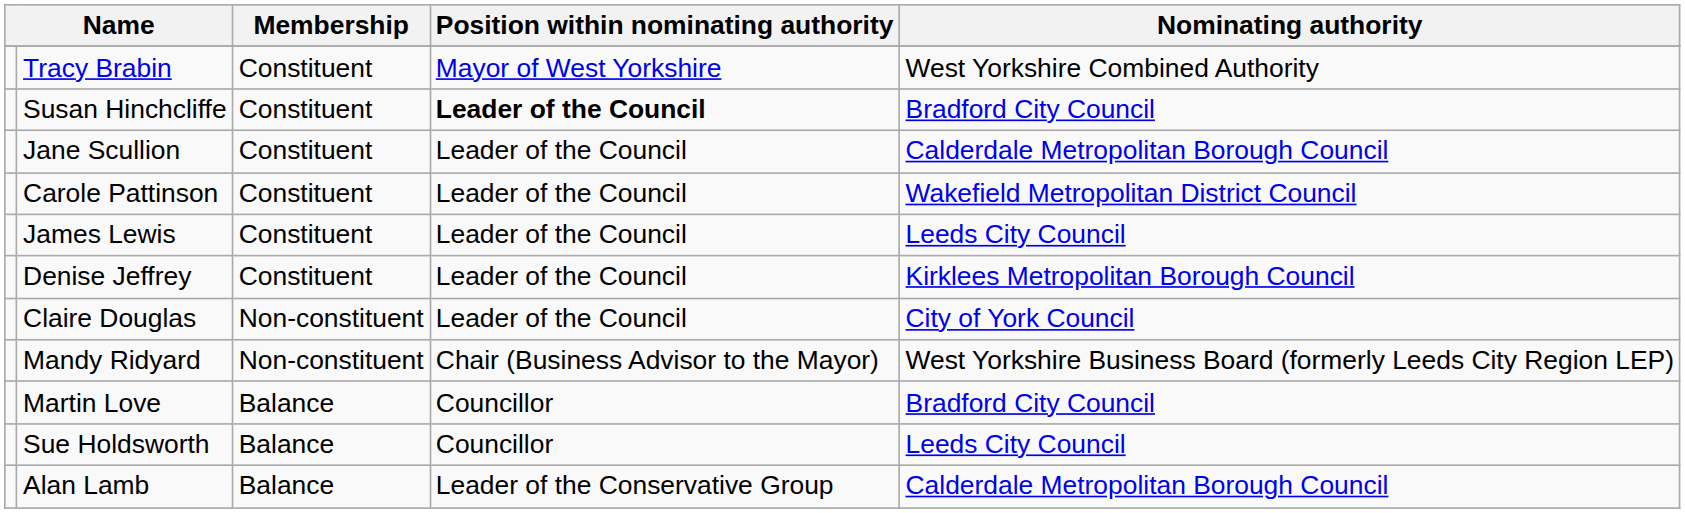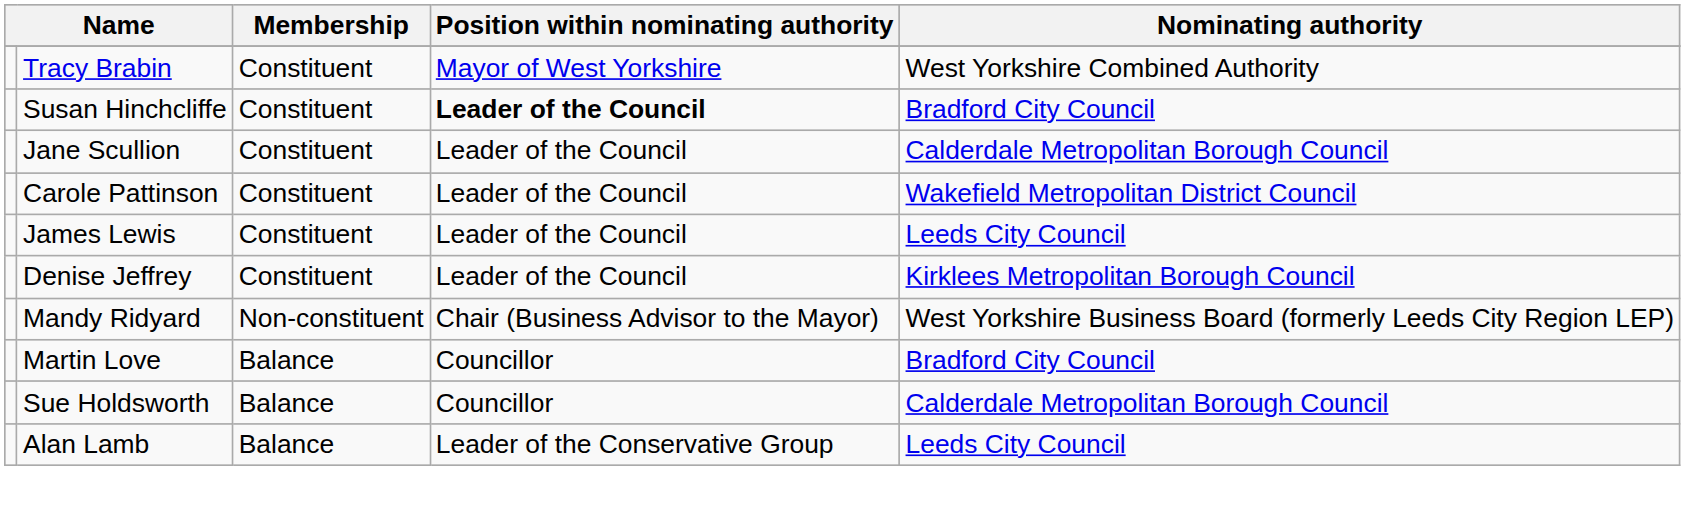- row: (110, 318)
(1016, 444) Leeds City Council -> (1147, 402) Calderdale Metropolitan Borough Council
(1147, 485) Calderdale Metropolitan Borough Council -> (1016, 444) Leeds City Council
